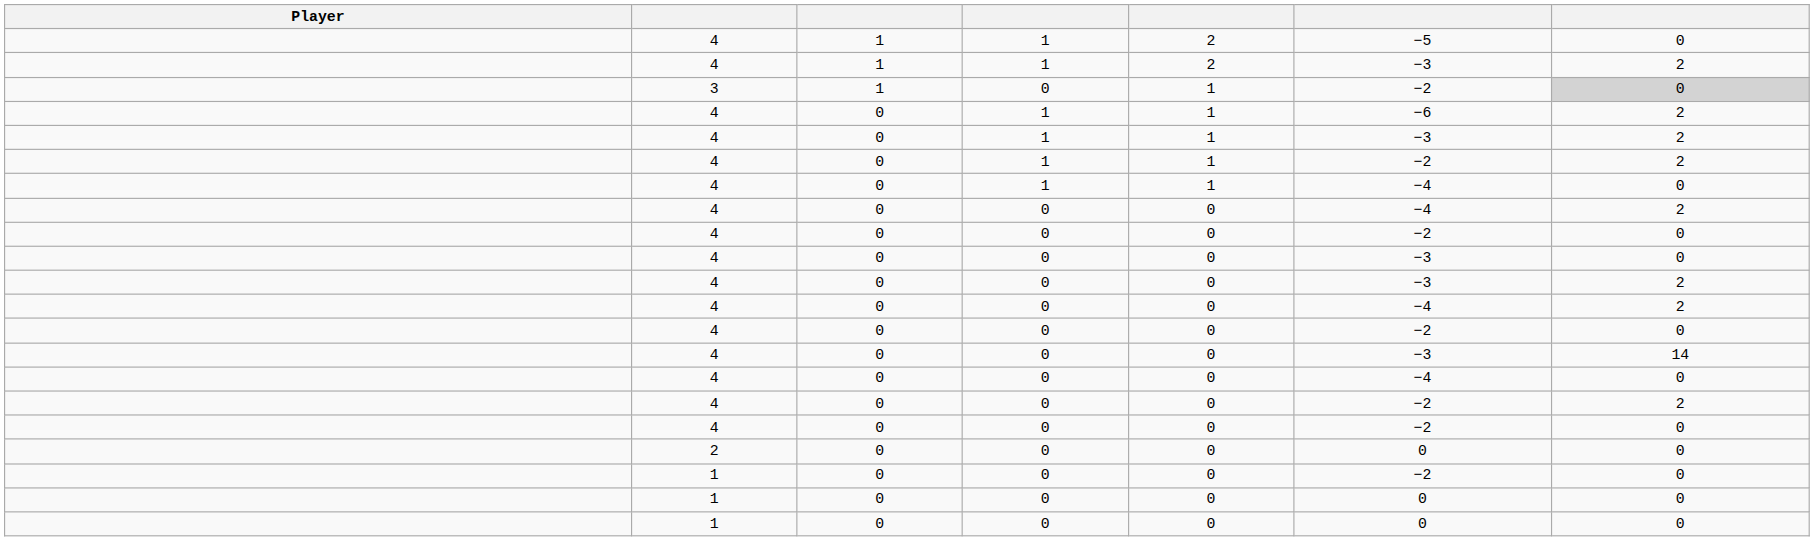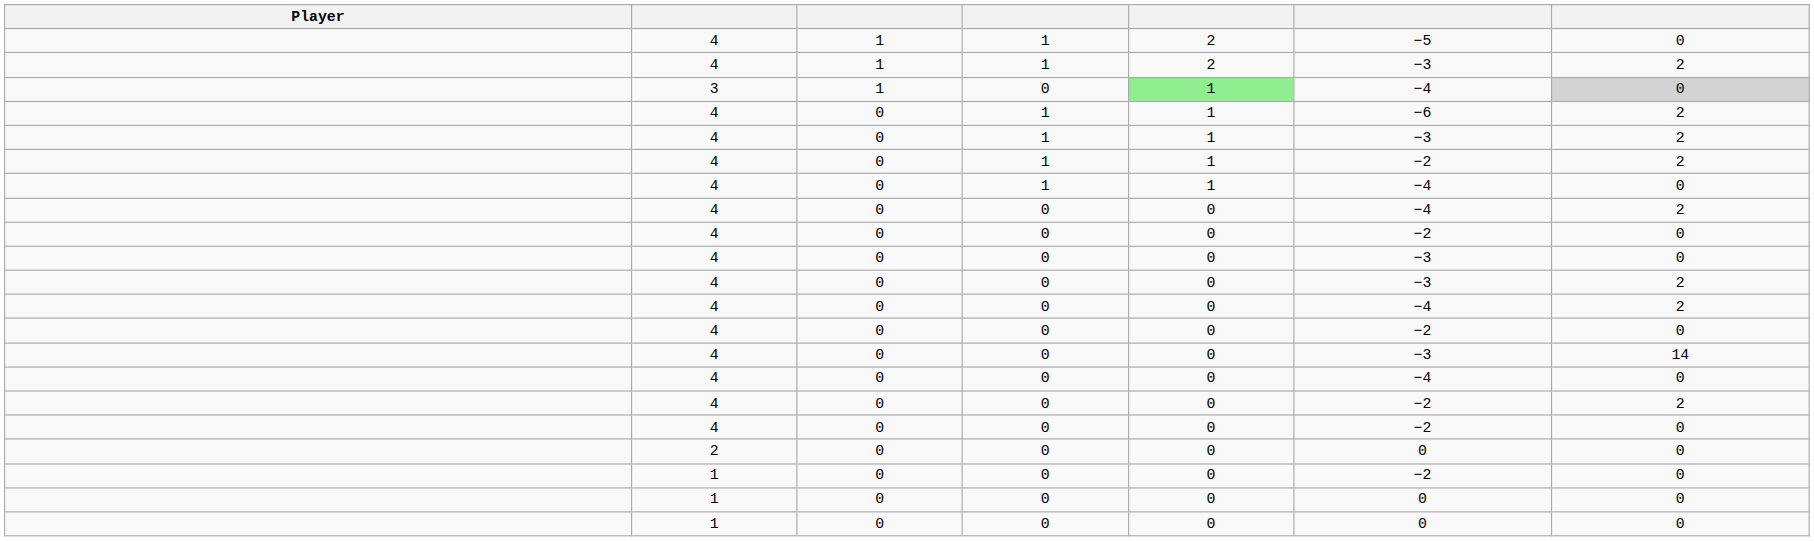(1211, 89) no background -> (1211, 89) lightgreen background
(1423, 89) −2 -> (1423, 89) −4
